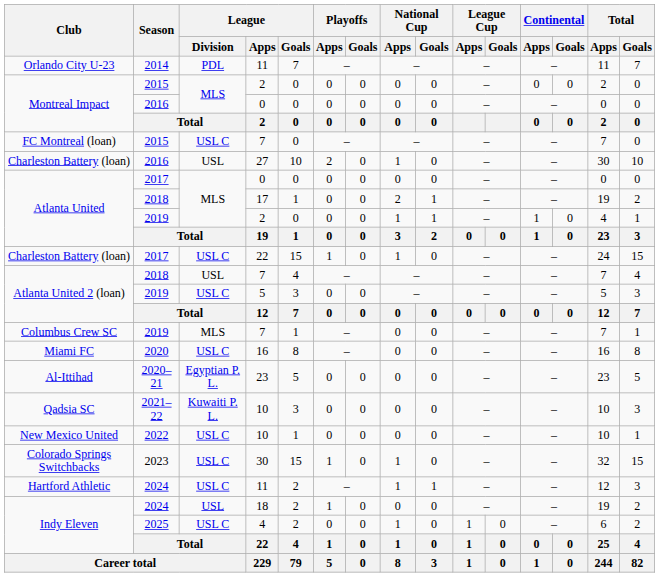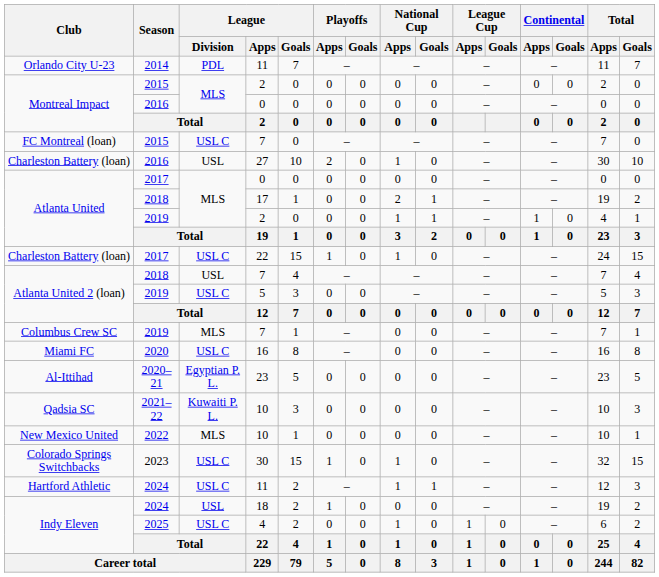(213, 435) USL C -> (213, 435) MLS
